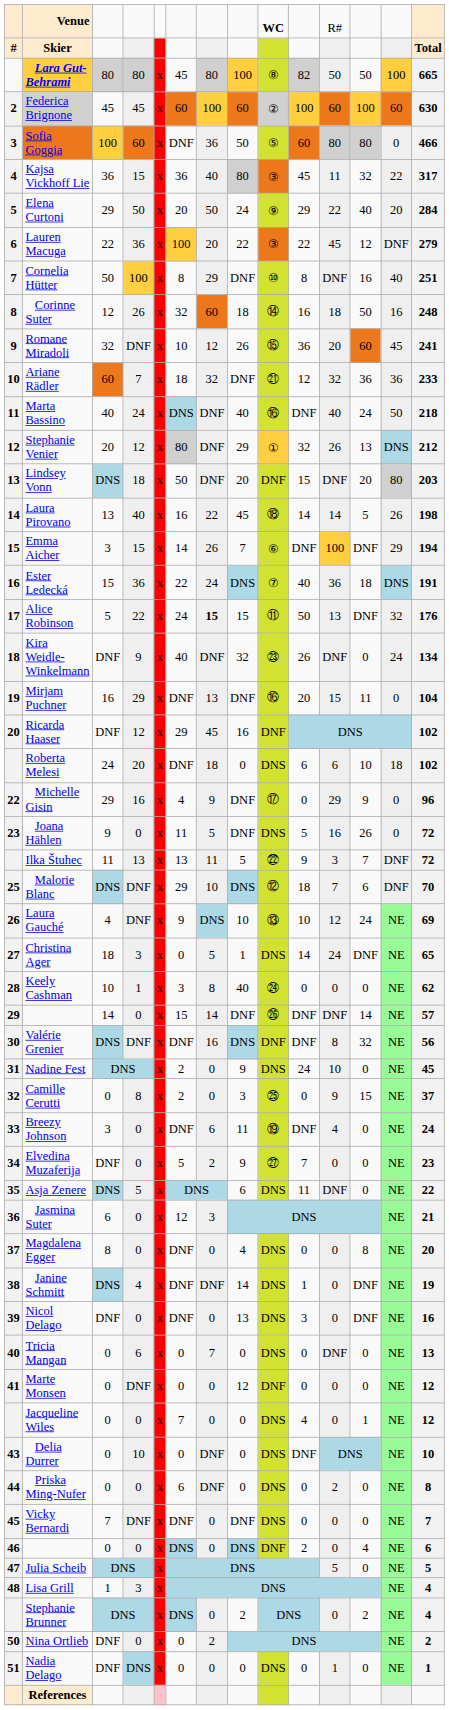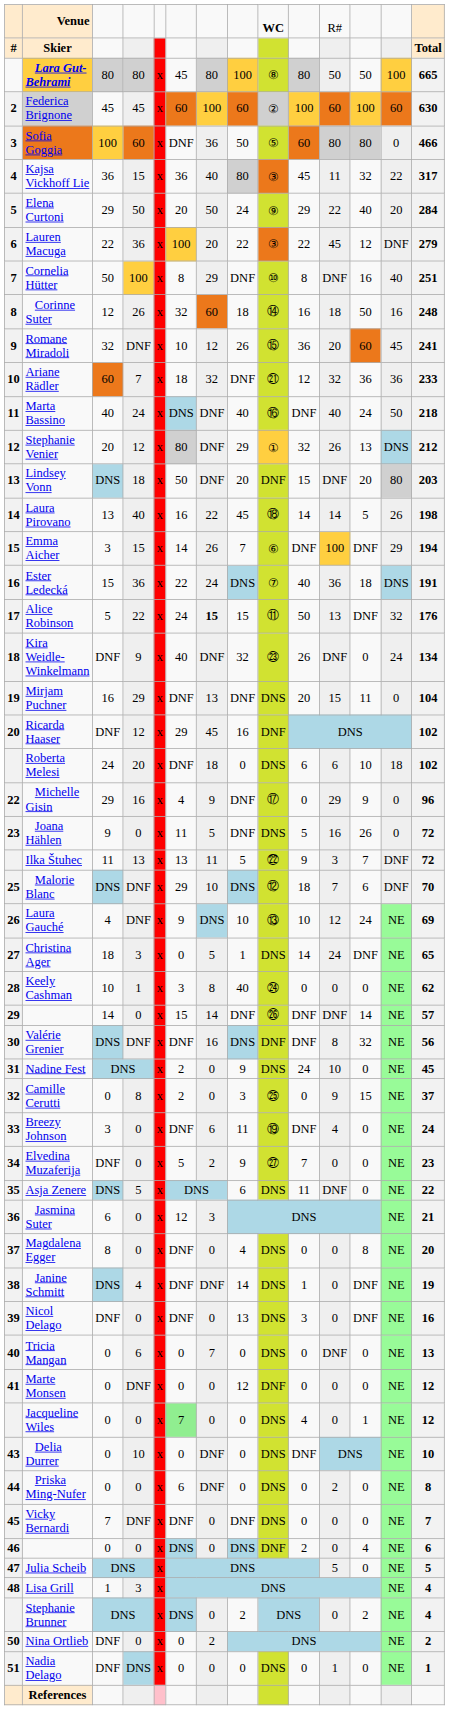(304, 75) 82 -> (304, 75) 80
(273, 697) ⑯ -> (273, 698) DNS
(181, 1420) no background -> (181, 1420) lightgreen background
